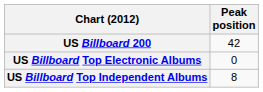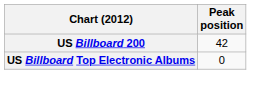- row: (107, 78)
